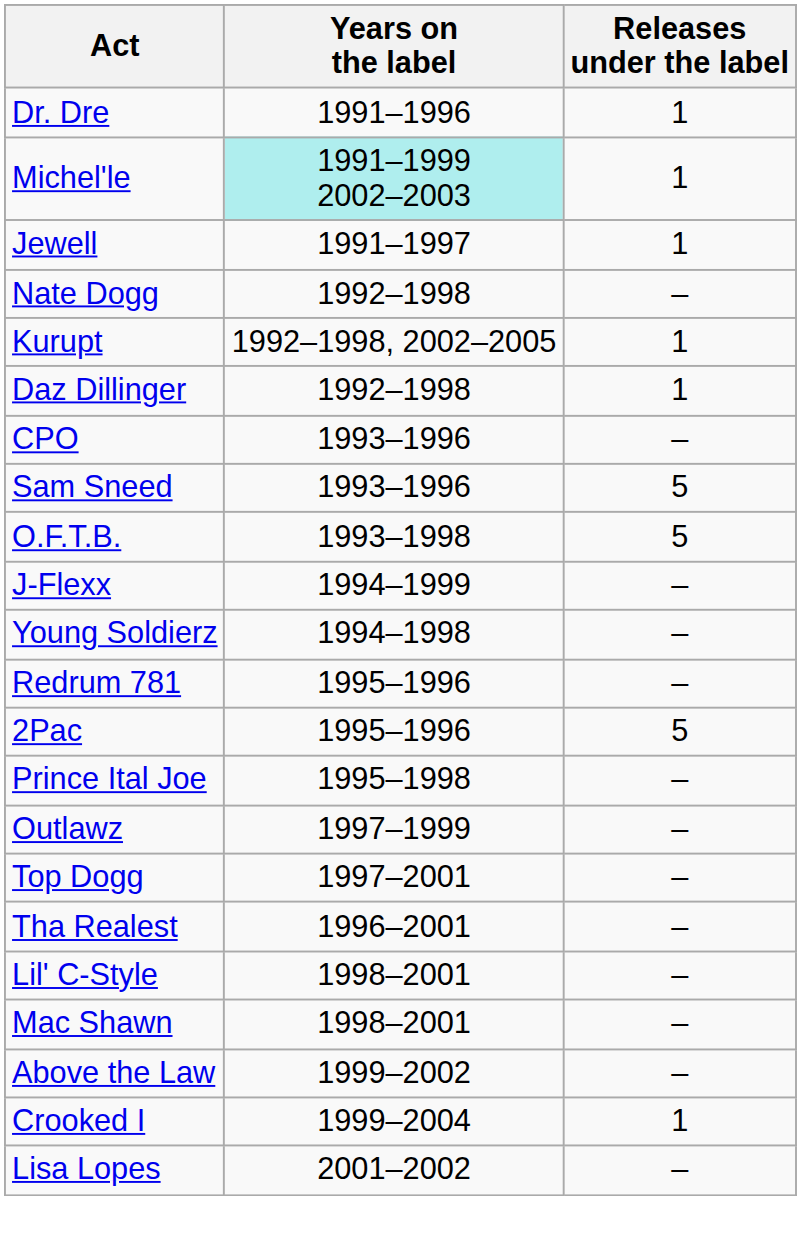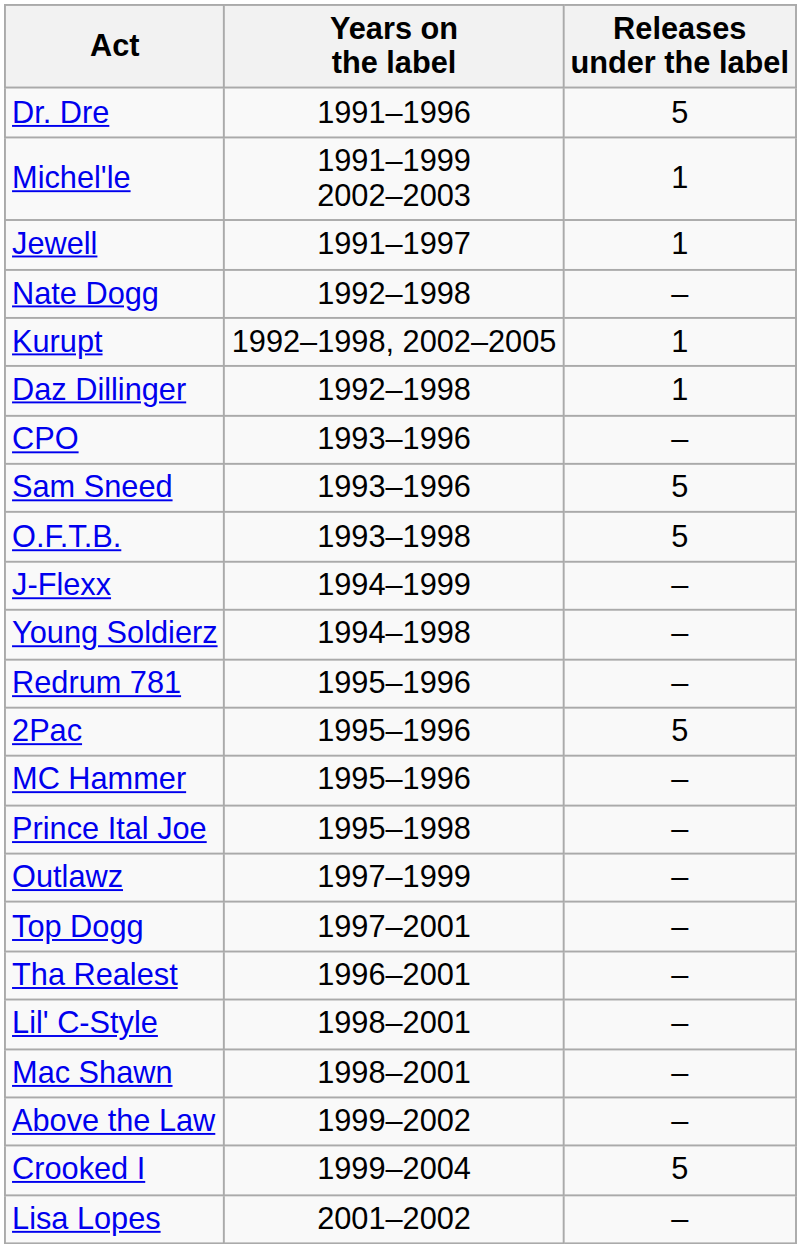(680, 112) 1 -> (680, 112) 5
(394, 178) paleturquoise background -> (394, 178) no background
+ row: (99, 780)
(680, 1121) 1 -> (680, 1169) 5
